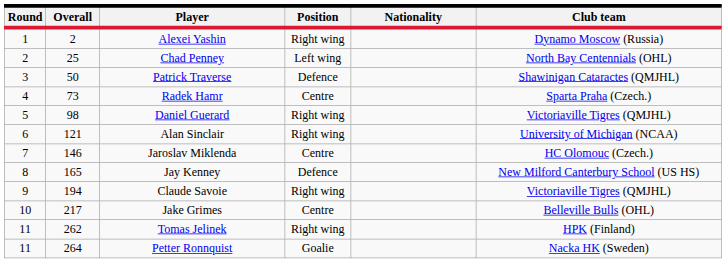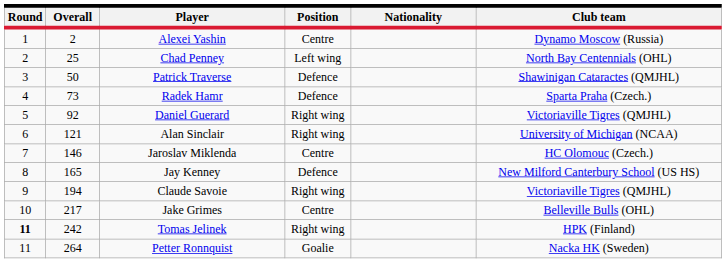(318, 39) Right wing -> (318, 39) Centre
(318, 96) Centre -> (318, 96) Defence
(73, 115) 98 -> (73, 115) 92
(25, 229) normal -> (25, 229) bold
(73, 229) 262 -> (73, 229) 242
